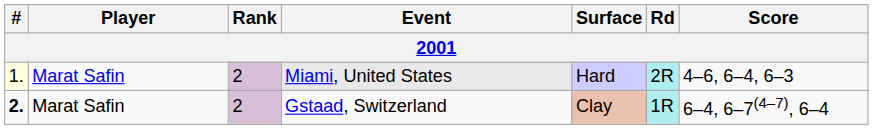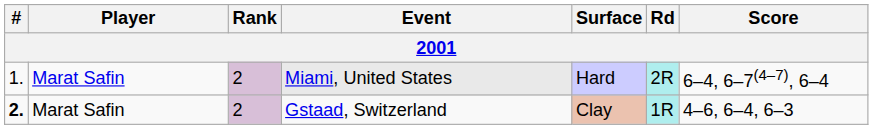(16, 76) lightyellow background -> (16, 78) no background
(738, 76) 4–6, 6–4, 6–3 -> (756, 78) 6–4, 6–7(4–7), 6–4
(756, 107) 6–4, 6–7(4–7), 6–4 -> (738, 109) 4–6, 6–4, 6–3
